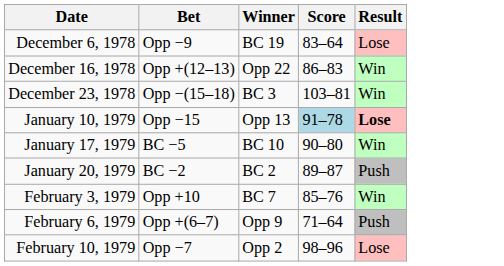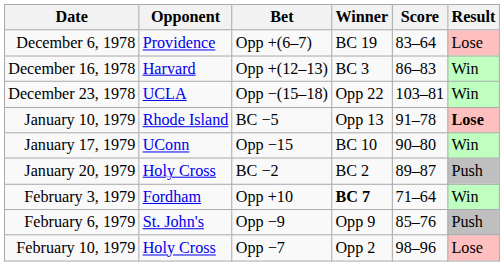+ column: (186, 17)
(167, 42) Opp −9 -> (274, 42) Opp +(6–7)
(266, 68) Opp 22 -> (352, 68) BC 3
(259, 94) BC 3 -> (359, 94) Opp 22
(171, 119) Opp −15 -> (257, 119) BC −5
(323, 119) lightblue background -> (416, 119) no background
(164, 145) BC −5 -> (264, 145) Opp −15
(259, 196) normal -> (353, 196) bold
(323, 196) 85–76 -> (416, 196) 71–64
(181, 222) Opp +(6–7) -> (260, 222) Opp −9
(323, 222) 71–64 -> (416, 222) 85–76
